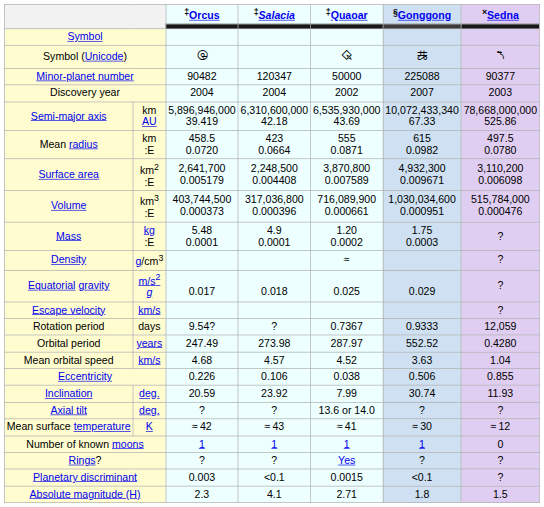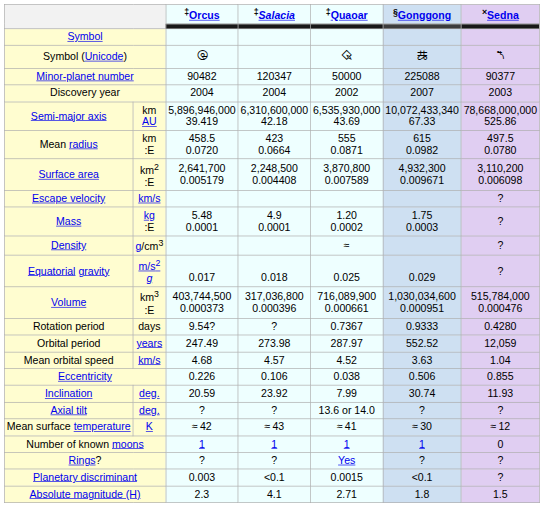rows swapped: (69, 206) <-> (69, 310)
(500, 326) 12,059 -> (500, 326) 0.4280
(500, 343) 0.4280 -> (500, 343) 12,059
